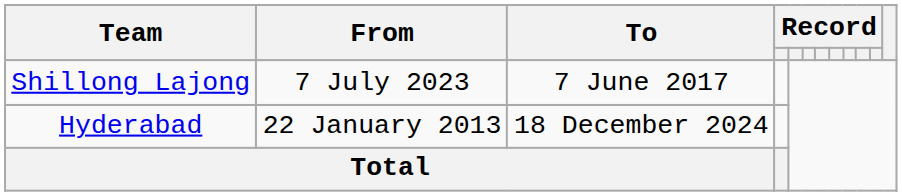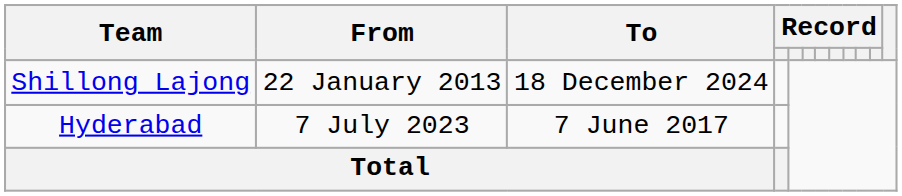(382, 82) 7 July 2023 -> (382, 82) 22 January 2013
(641, 82) 7 June 2017 -> (641, 82) 18 December 2024
(382, 126) 22 January 2013 -> (382, 126) 7 July 2023
(641, 126) 18 December 2024 -> (641, 126) 7 June 2017
